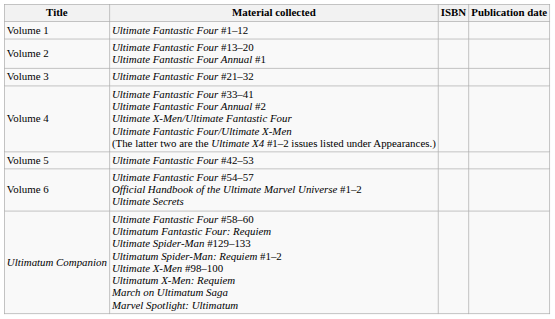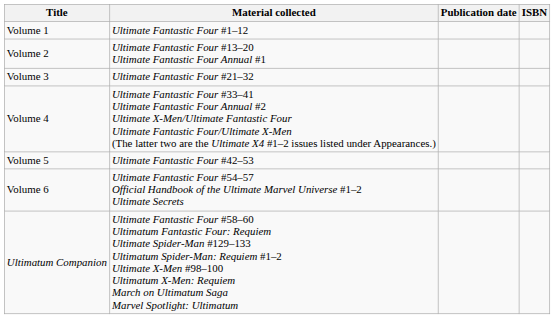columns swapped: (509, 13) <-> (454, 13)
